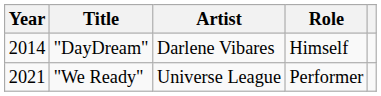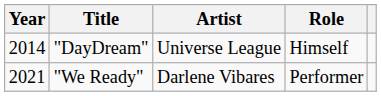(216, 47) Darlene Vibares -> (219, 47) Universe League
(219, 76) Universe League -> (216, 76) Darlene Vibares
